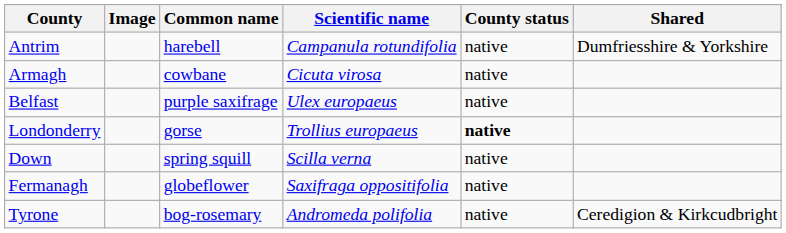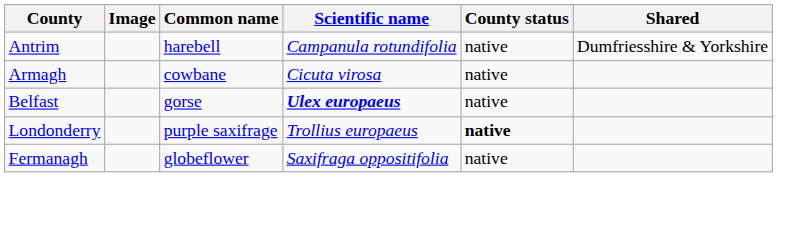(221, 102) purple saxifrage -> (183, 102) gorse
(342, 102) normal -> (344, 102) bold
(183, 130) gorse -> (221, 130) purple saxifrage
- row: (30, 158)
- row: (33, 213)
